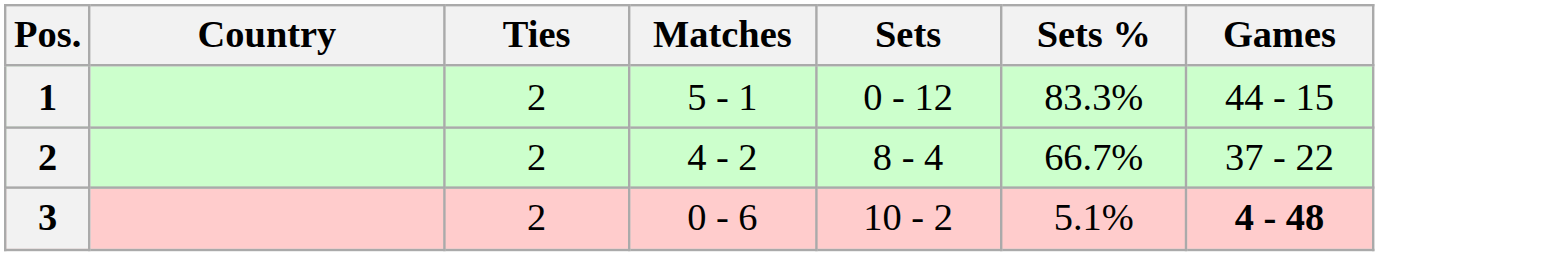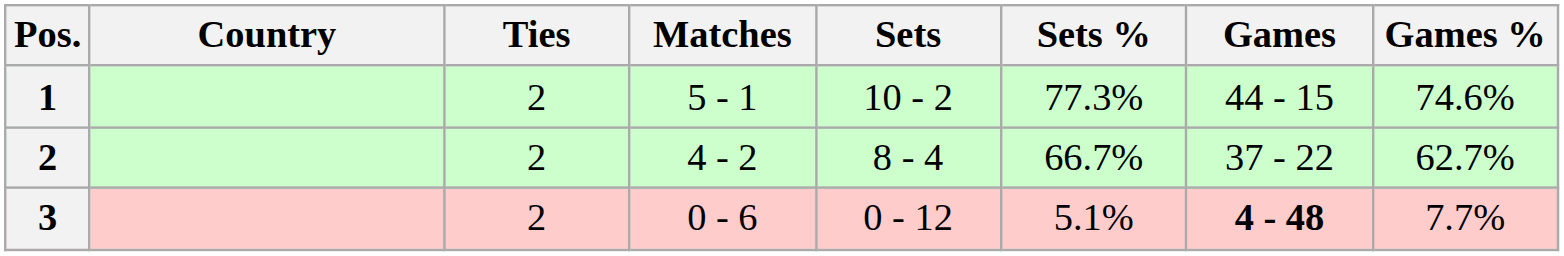+ column: (1465, 34)
(908, 95) 0 - 12 -> (908, 95) 10 - 2
(1094, 95) 83.3% -> (1094, 95) 77.3%
(908, 217) 10 - 2 -> (908, 217) 0 - 12
